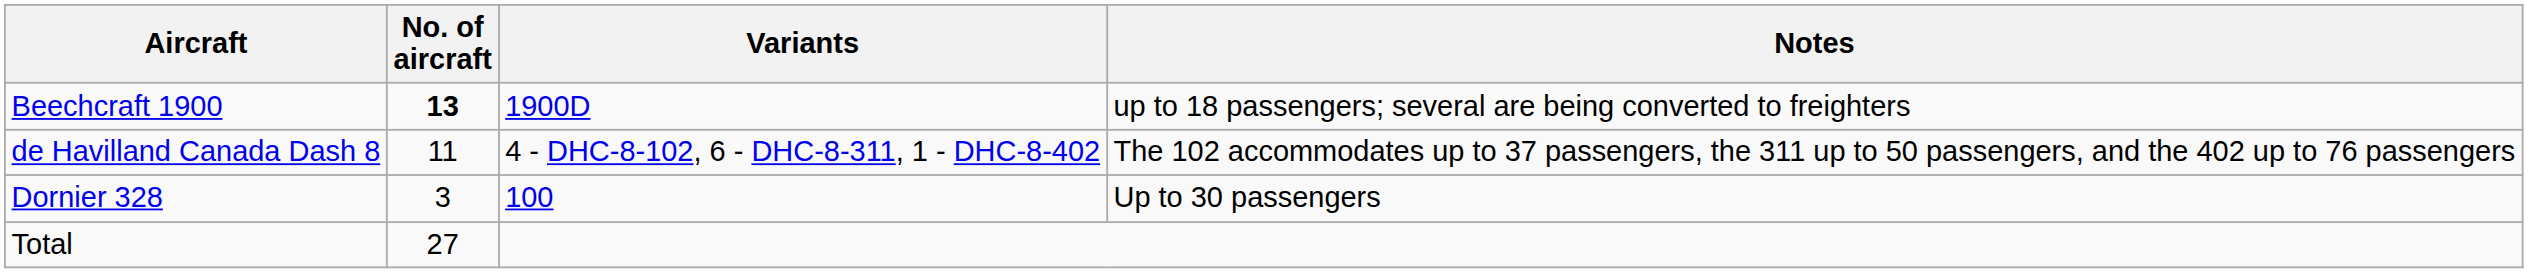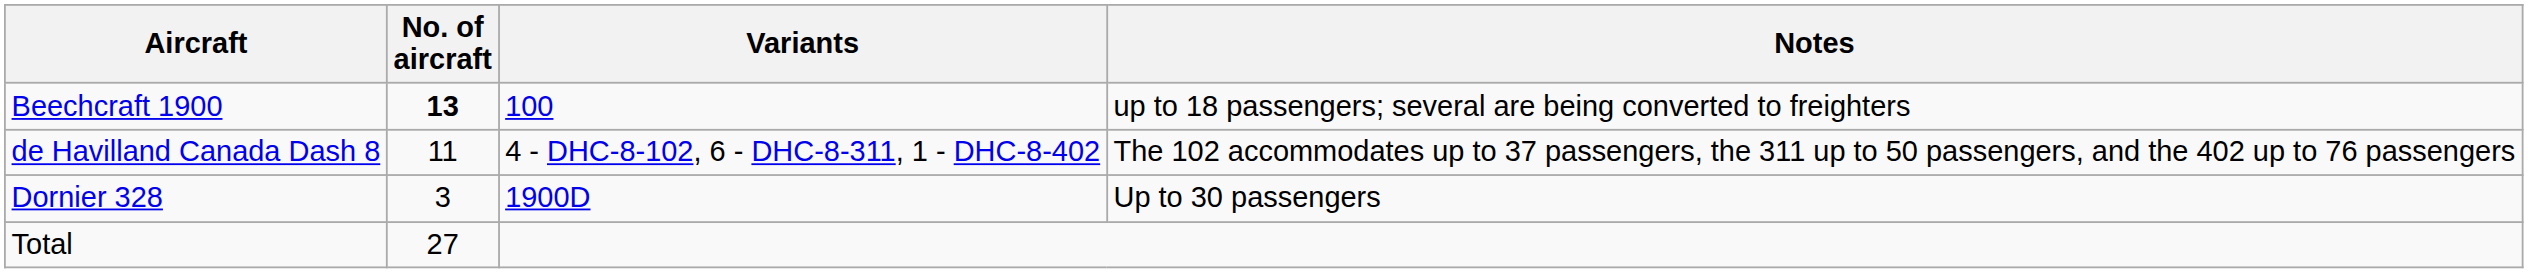(548, 105) 1900D -> (529, 105) 100
(529, 197) 100 -> (548, 197) 1900D
